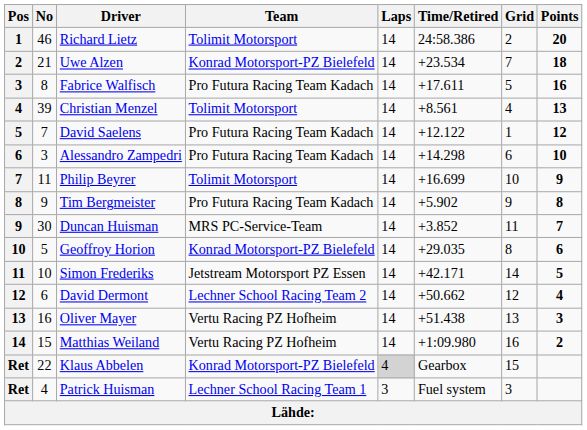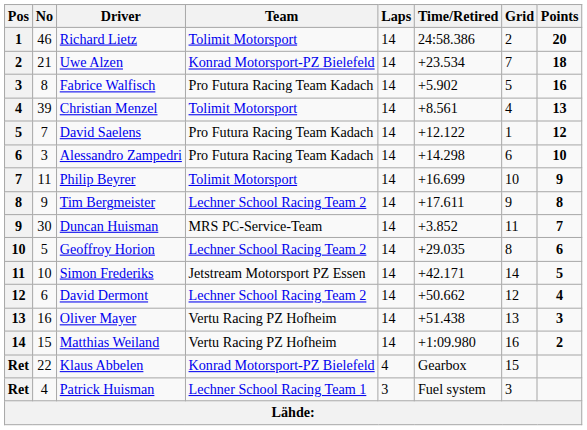(441, 85) +17.611 -> (438, 85) +5.902
(281, 202) Pro Futura Racing Team Kadach -> (277, 202) Lechner School Racing Team 2
(438, 202) +5.902 -> (441, 202) +17.611
(282, 249) Konrad Motorsport-PZ Bielefeld -> (277, 249) Lechner School Racing Team 2
(385, 365) lightgrey background -> (385, 365) no background
